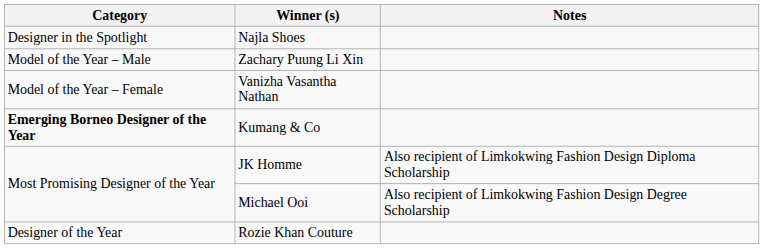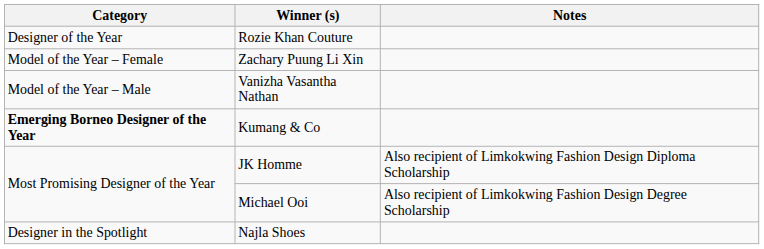rows swapped: (272, 37) <-> (295, 232)
(79, 59) Model of the Year – Male -> (85, 59) Model of the Year – Female
(85, 89) Model of the Year – Female -> (79, 89) Model of the Year – Male
